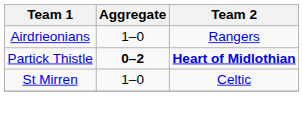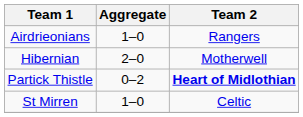+ row: (50, 58)
(133, 58) bold -> (133, 79) normal
